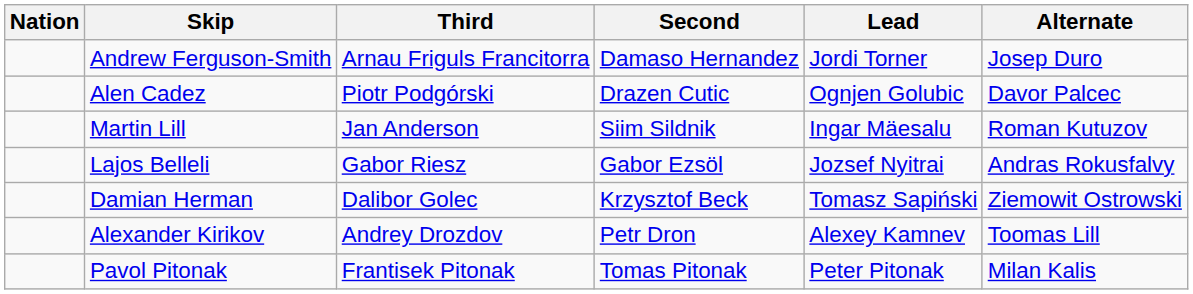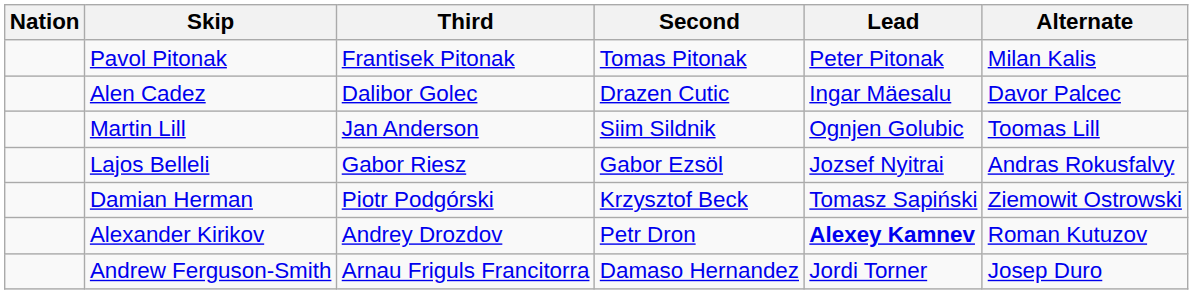rows swapped: (211, 57) <-> (158, 270)
(418, 93) Piotr Podgórski -> (410, 93) Dalibor Golec
(887, 93) Ognjen Golubic -> (880, 93) Ingar Mäesalu
(880, 128) Ingar Mäesalu -> (887, 128) Ognjen Golubic
(1067, 128) Roman Kutuzov -> (1044, 128) Toomas Lill
(410, 199) Dalibor Golec -> (418, 199) Piotr Podgórski
(887, 235) normal -> (892, 235) bold
(1044, 235) Toomas Lill -> (1067, 235) Roman Kutuzov
